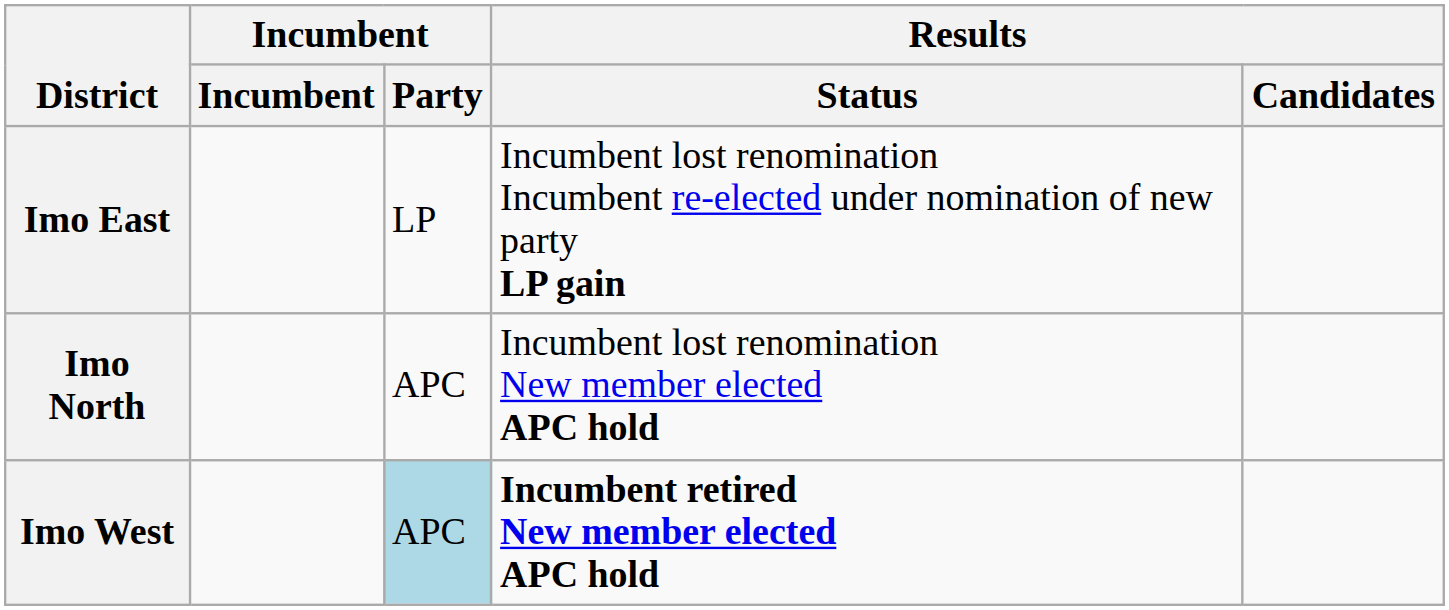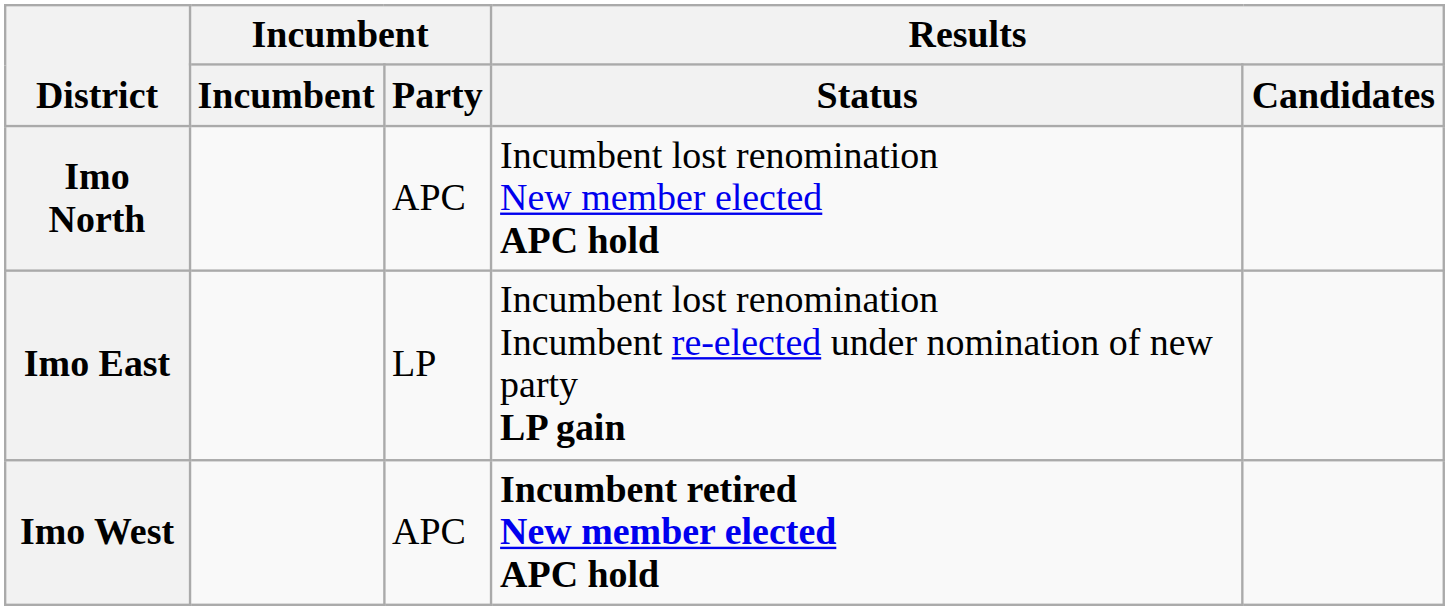rows swapped: (97, 218) <-> (97, 385)
(429, 531) lightblue background -> (429, 531) no background
